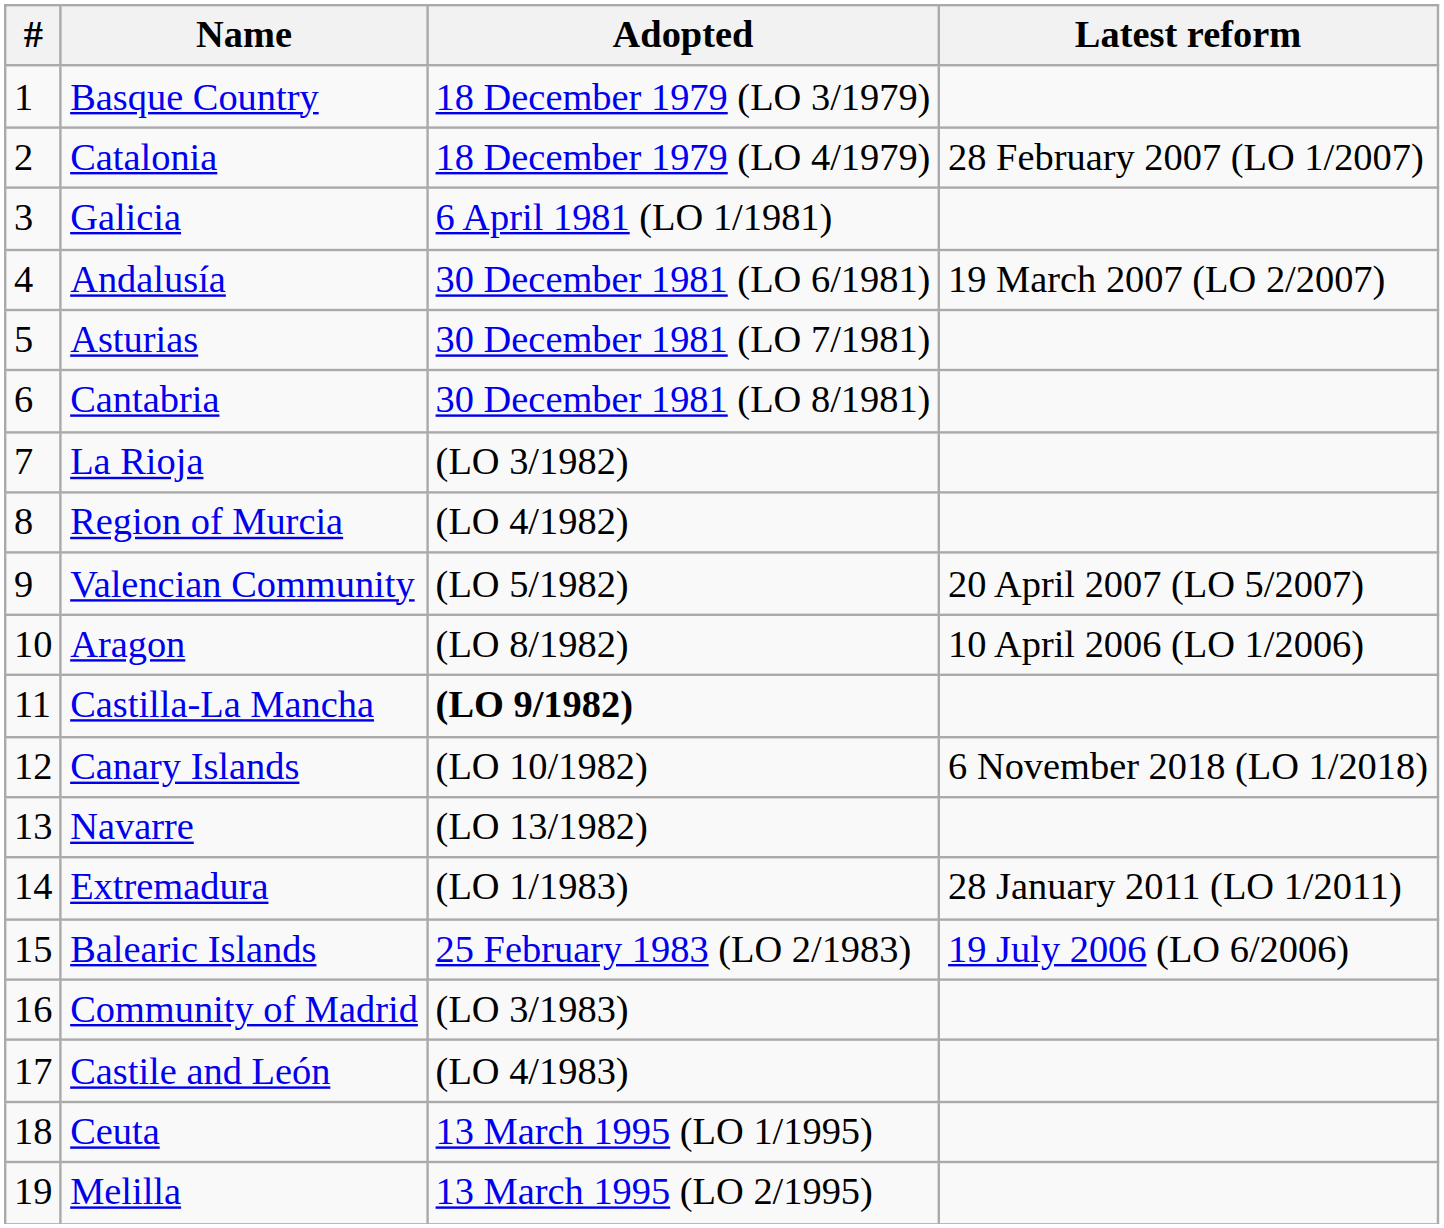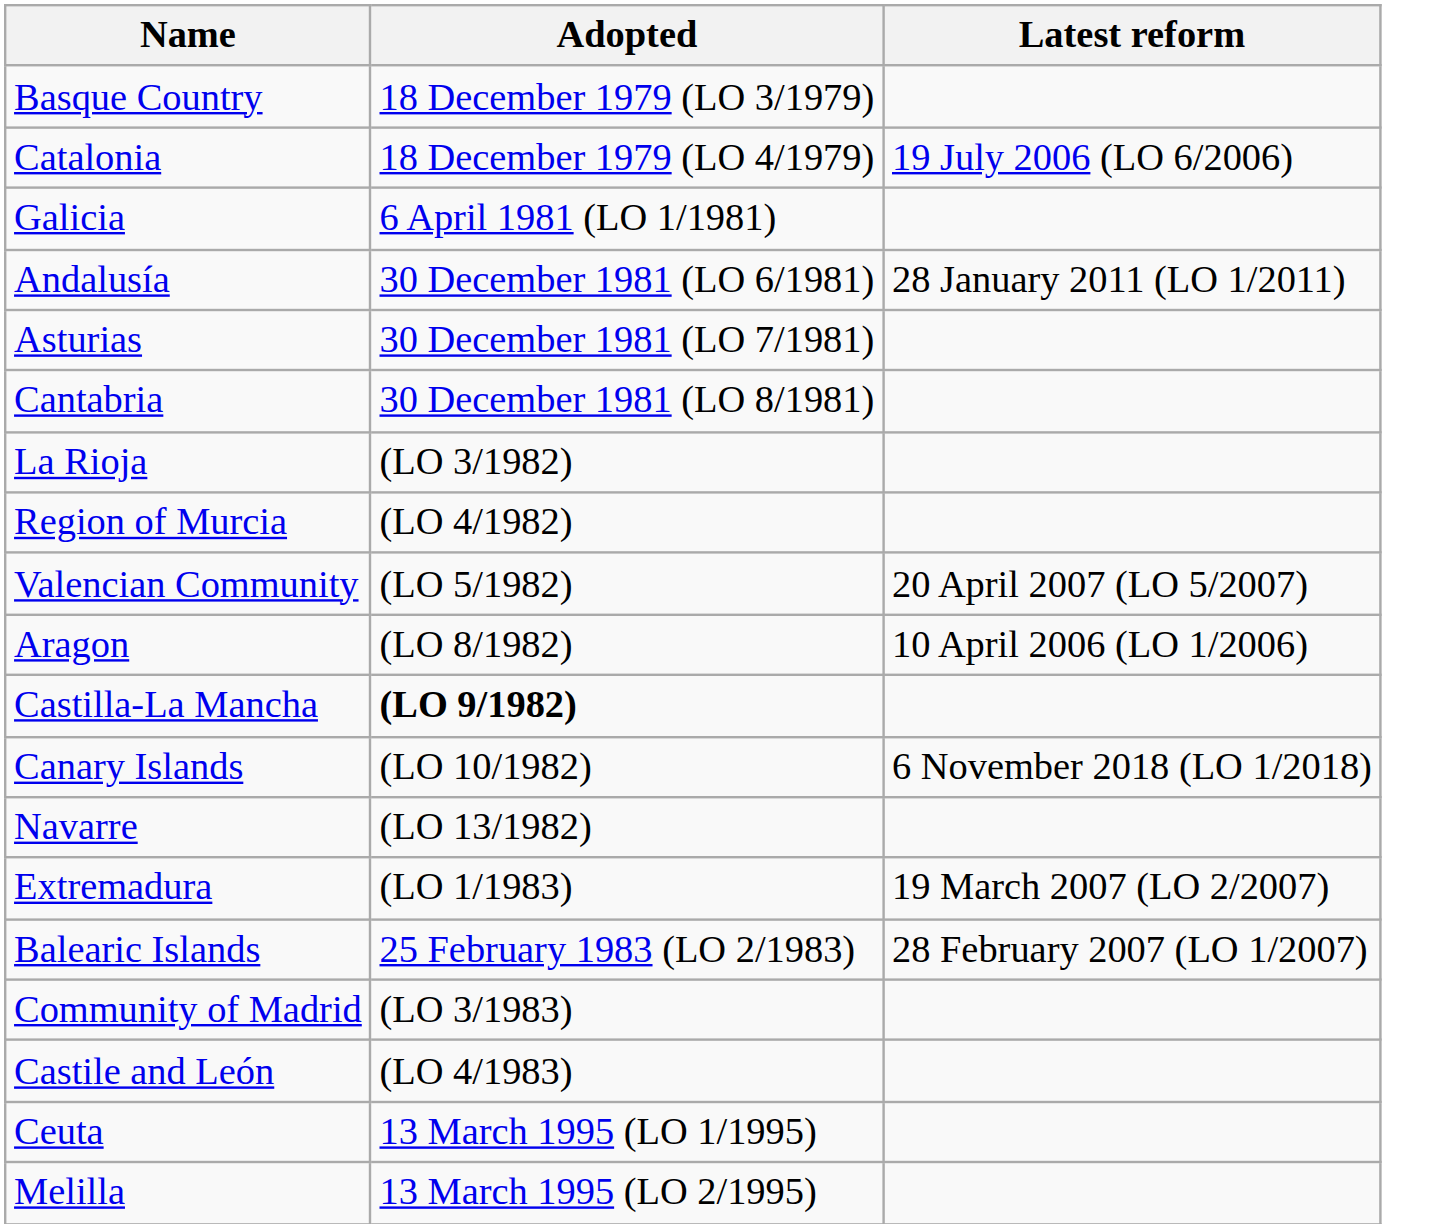- column: (33, 34)
(1186, 156) 28 February 2007 (LO 1/2007) -> (1093, 156) 19 July 2006 (LO 6/2006)
(1167, 278) 19 March 2007 (LO 2/2007) -> (1119, 278) 28 January 2011 (LO 1/2011)
(1175, 887) 28 January 2011 (LO 1/2011) -> (1111, 887) 19 March 2007 (LO 2/2007)
(1149, 948) 19 July 2006 (LO 6/2006) -> (1130, 948) 28 February 2007 (LO 1/2007)
